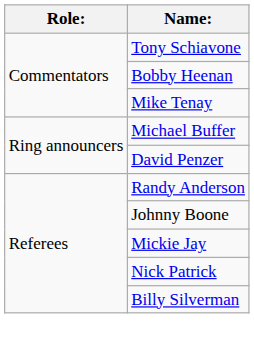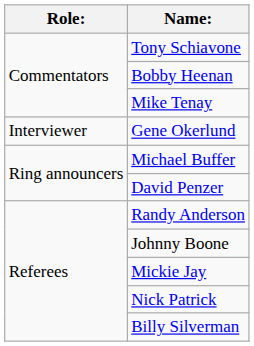+ row: (183, 131)
